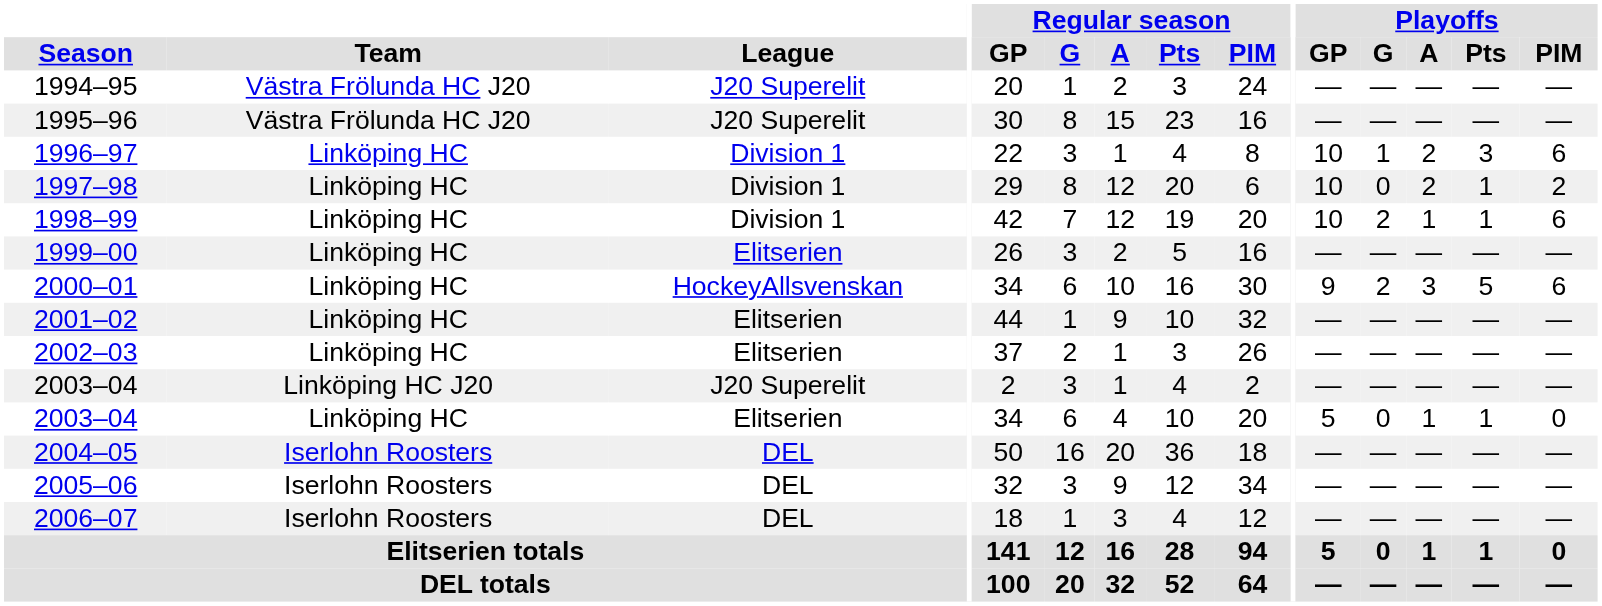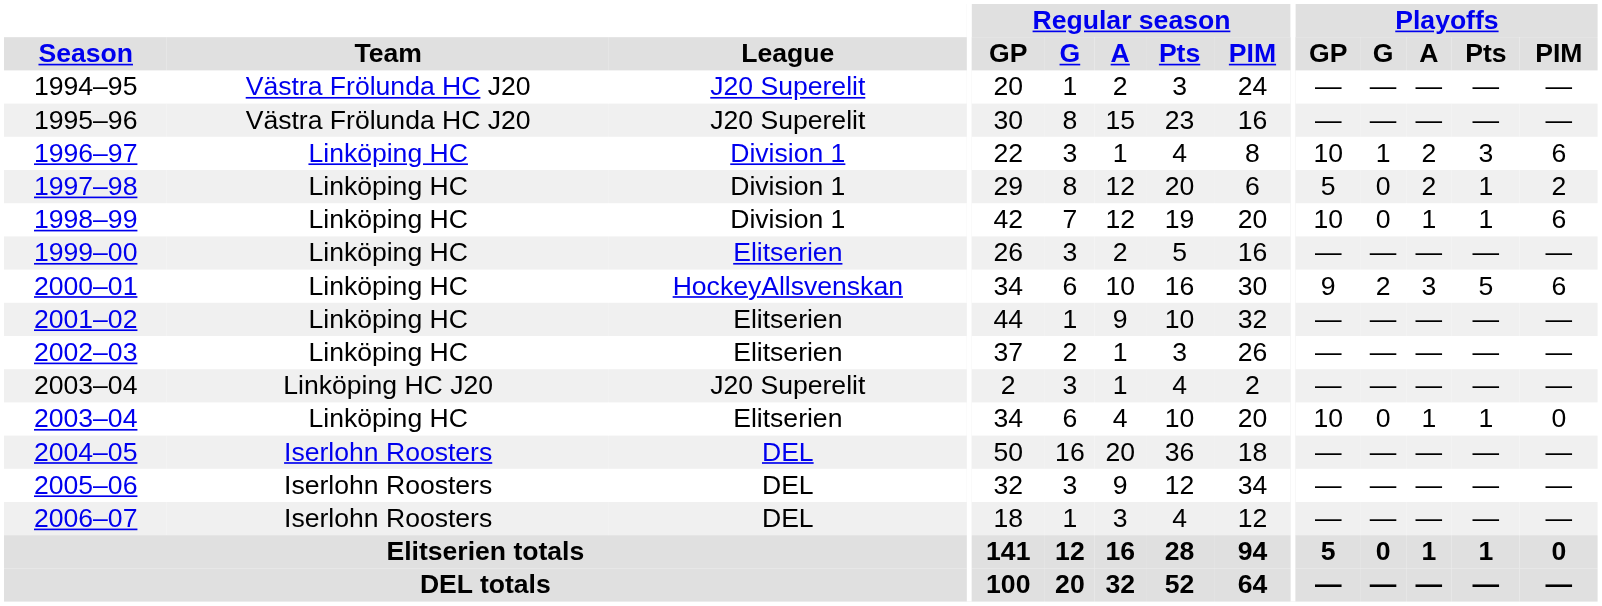(1328, 186) 10 -> (1328, 186) 5
(1383, 219) 2 -> (1383, 219) 0
(1328, 418) 5 -> (1328, 418) 10
